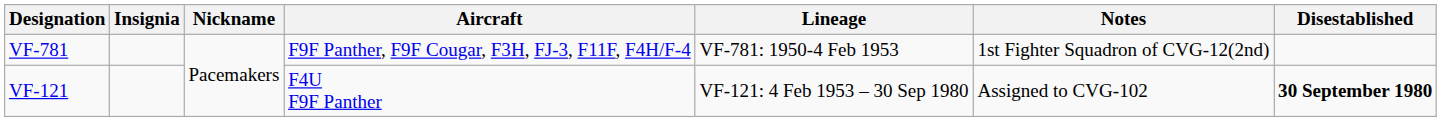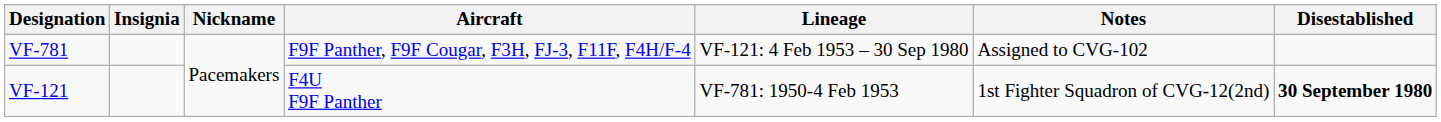(799, 49) VF-781: 1950-4 Feb 1953 -> (834, 49) VF-121: 4 Feb 1953 – 30 Sep 1980
(1123, 49) 1st Fighter Squadron of CVG-12(2nd) -> (1063, 49) Assigned to CVG-102
(834, 90) VF-121: 4 Feb 1953 – 30 Sep 1980 -> (799, 90) VF-781: 1950-4 Feb 1953
(1063, 90) Assigned to CVG-102 -> (1123, 90) 1st Fighter Squadron of CVG-12(2nd)
